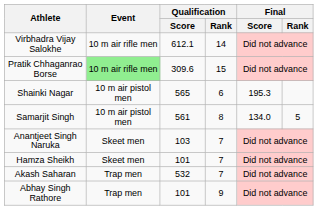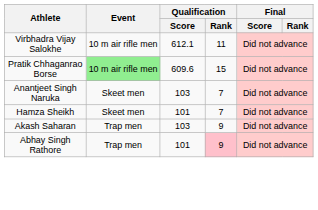(221, 45) 14 -> (221, 45) 11
(182, 69) 309.6 -> (182, 69) 609.6
- row: (45, 93)
- row: (45, 117)
(182, 174) 532 -> (182, 126) 103
(221, 174) 7 -> (221, 126) 9
(221, 193) no background -> (221, 145) pink background
